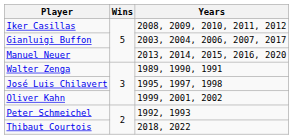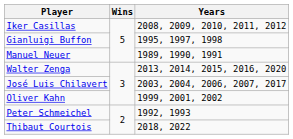(212, 40) 2003, 2004, 2006, 2007, 2017 -> (180, 40) 1995, 1997, 1998
(212, 55) 2013, 2014, 2015, 2016, 2020 -> (180, 55) 1989, 1990, 1991
(180, 69) 1989, 1990, 1991 -> (212, 69) 2013, 2014, 2015, 2016, 2020
(180, 84) 1995, 1997, 1998 -> (212, 84) 2003, 2004, 2006, 2007, 2017
